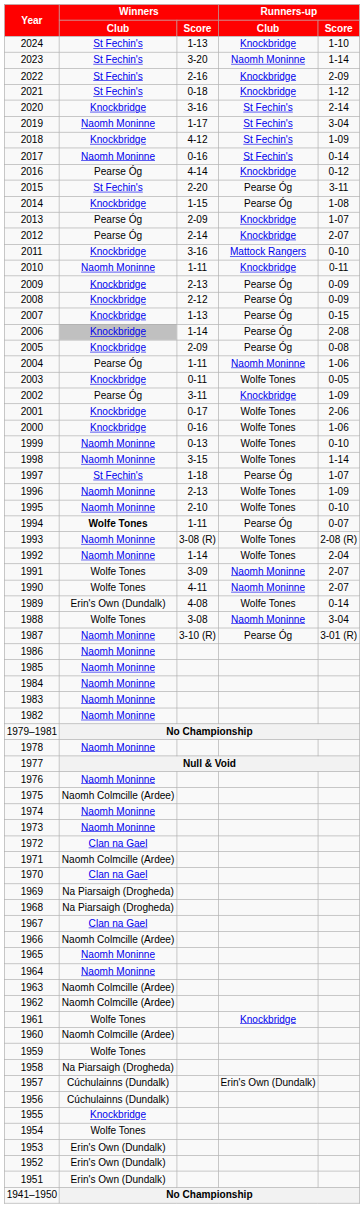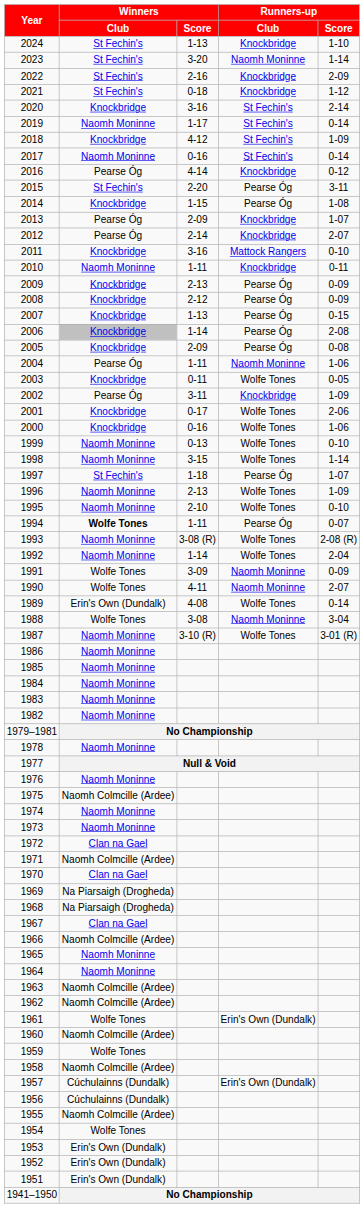(339, 124) 3-04 -> (339, 124) 0-14
(339, 572) 2-07 -> (339, 572) 0-09
(268, 635) Pearse Óg -> (268, 635) Wolfe Tones
(268, 1019) Knockbridge -> (268, 1019) Erin's Own (Dundalk)
(118, 1067) Na Piarsaigh (Drogheda) -> (118, 1067) Naomh Colmcille (Ardee)
(118, 1115) Knockbridge -> (118, 1115) Naomh Colmcille (Ardee)
